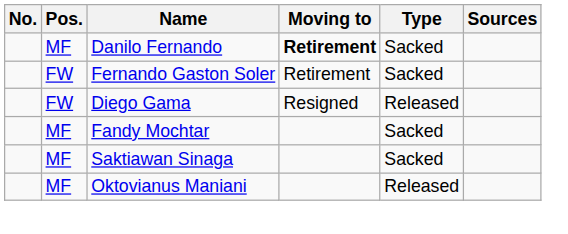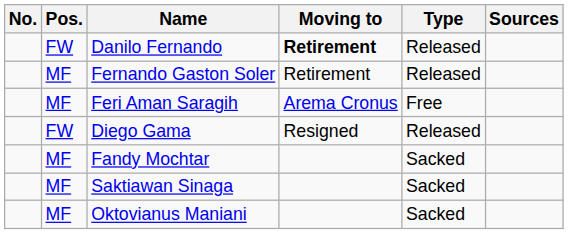(58, 47) MF -> (59, 47) FW
(414, 47) Sacked -> (443, 47) Released
(59, 75) FW -> (58, 75) MF
(414, 75) Sacked -> (443, 75) Released
+ row: (165, 103)
(422, 187) Released -> (436, 215) Sacked
